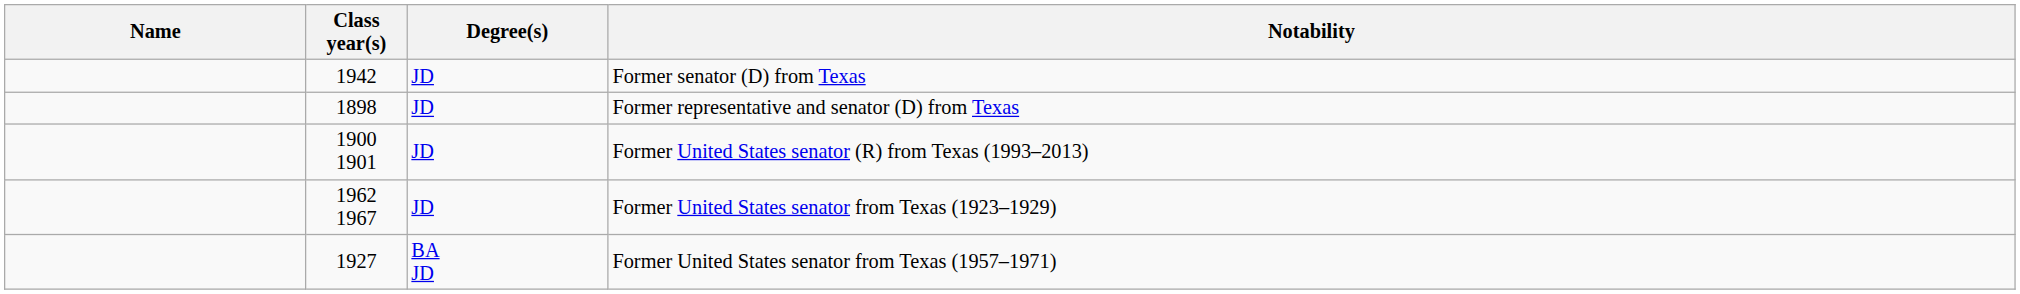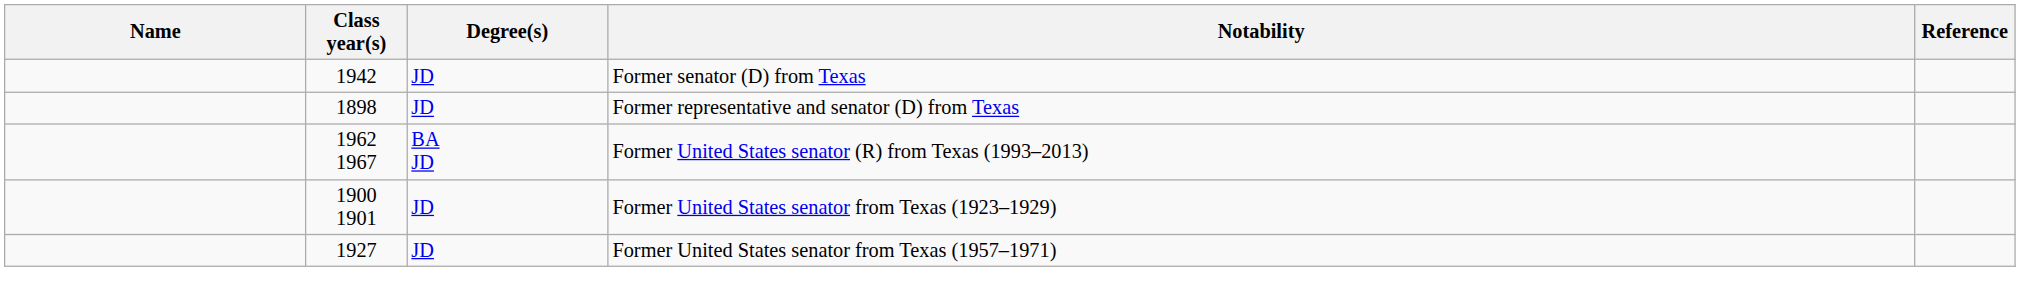+ column: (1965, 32)
(356, 151) 1900 1901 -> (356, 151) 1962 1967
(423, 151) JD -> (425, 151) BA JD
(356, 206) 1962 1967 -> (356, 206) 1900 1901
(425, 261) BA JD -> (423, 250) JD
